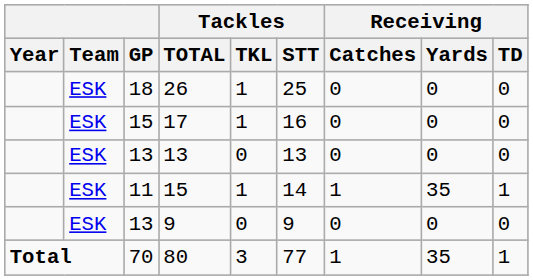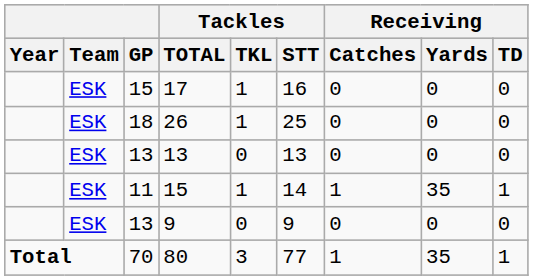rows swapped: (176, 123) <-> (176, 89)
